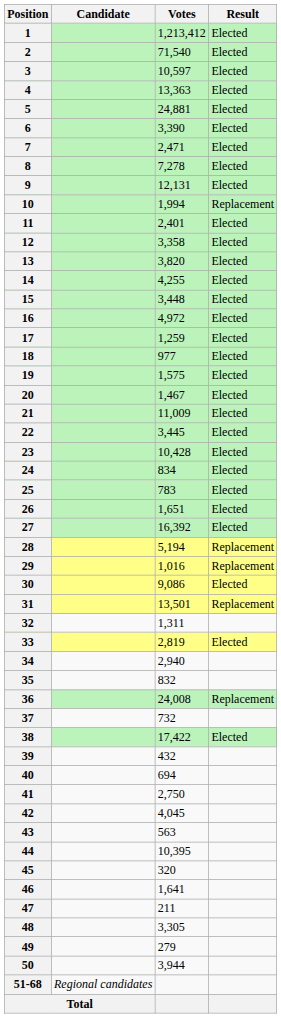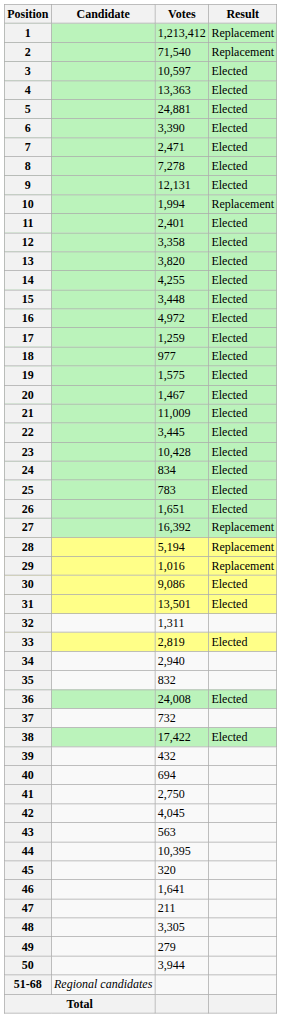(229, 33) Elected -> (243, 33) Replacement
(229, 52) Elected -> (243, 52) Replacement
(229, 527) Elected -> (243, 527) Replacement
(243, 603) Replacement -> (229, 603) Elected
(243, 699) Replacement -> (229, 699) Elected
